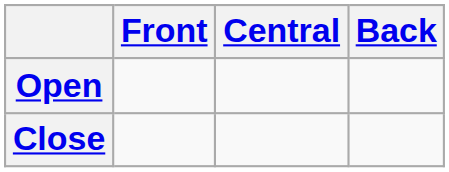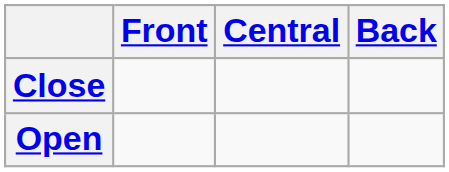rows swapped: (59, 138) <-> (59, 85)
